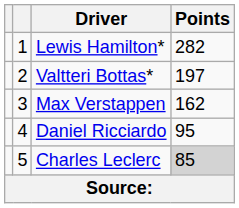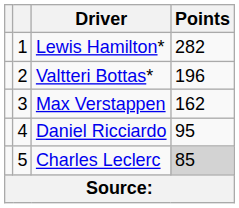(190, 75) 197 -> (190, 75) 196
